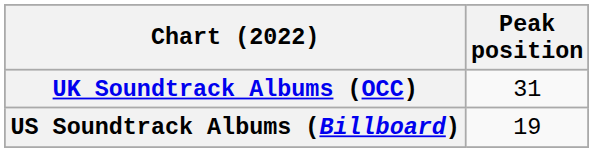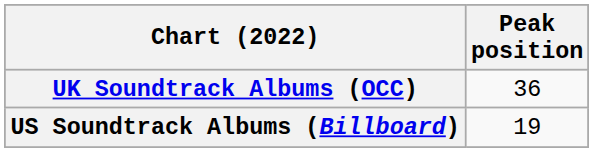(527, 89) 31 -> (527, 89) 36
